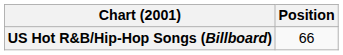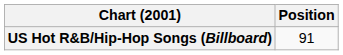(307, 38) 66 -> (307, 38) 91
